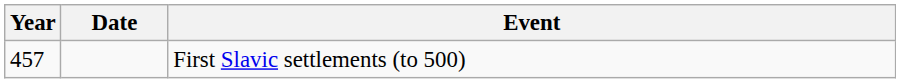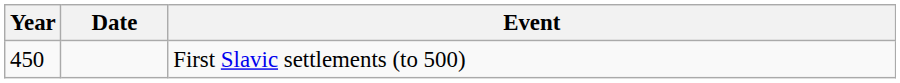(27, 58) 457 -> (27, 58) 450
